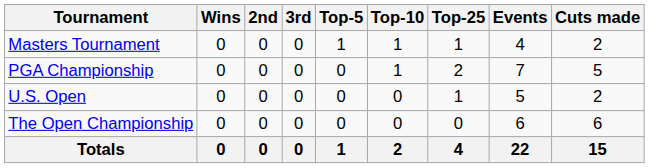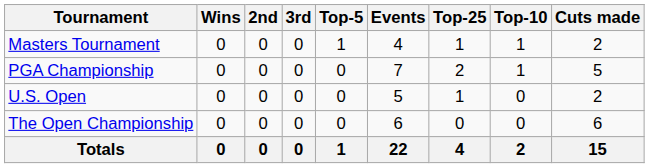columns swapped: (398, 17) <-> (520, 17)
